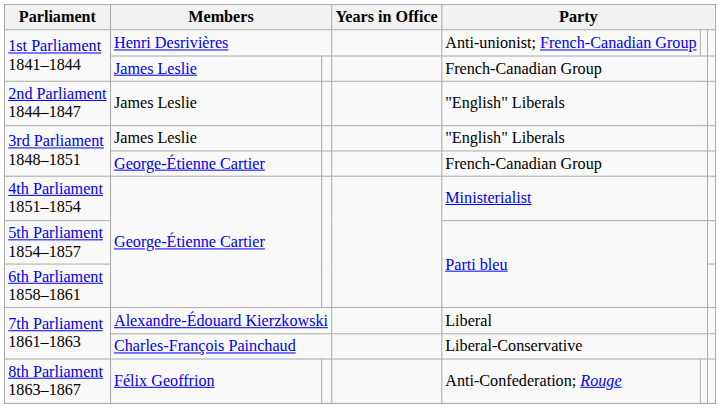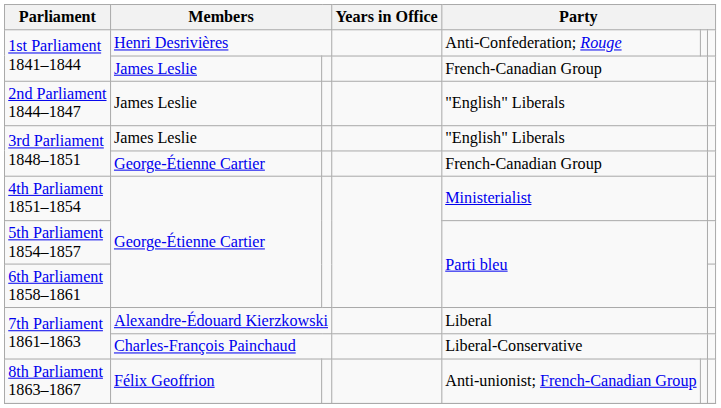(571, 42) Anti-unionist; French-Canadian Group -> (533, 42) Anti-Confederation; Rouge
(533, 381) Anti-Confederation; Rouge -> (571, 381) Anti-unionist; French-Canadian Group
